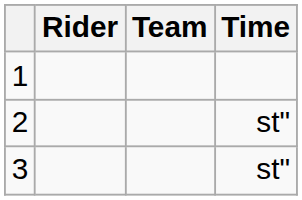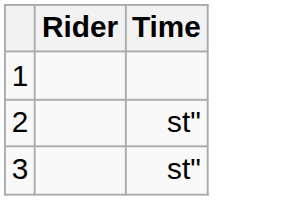- column: (170, 28)
